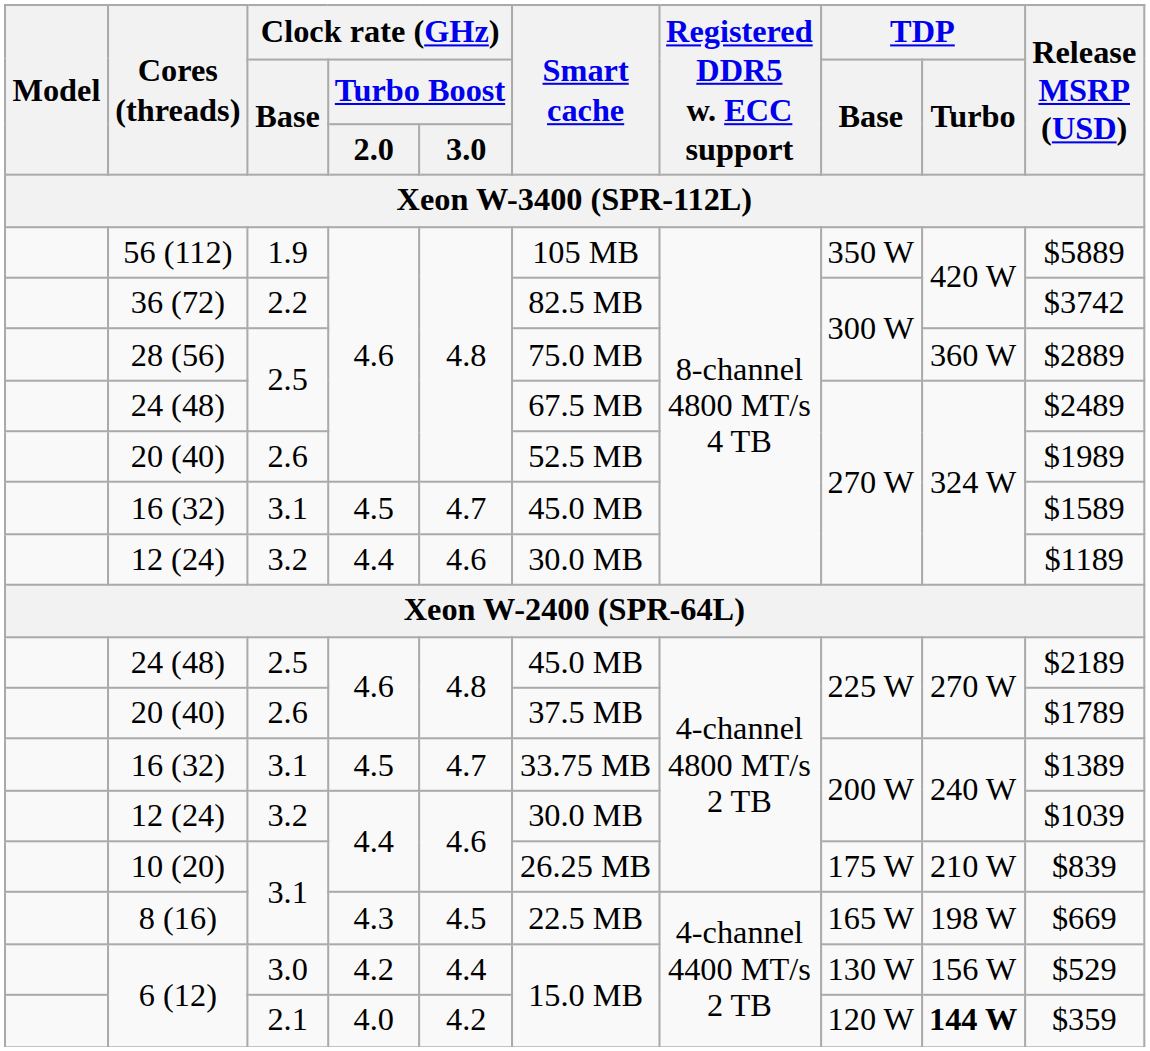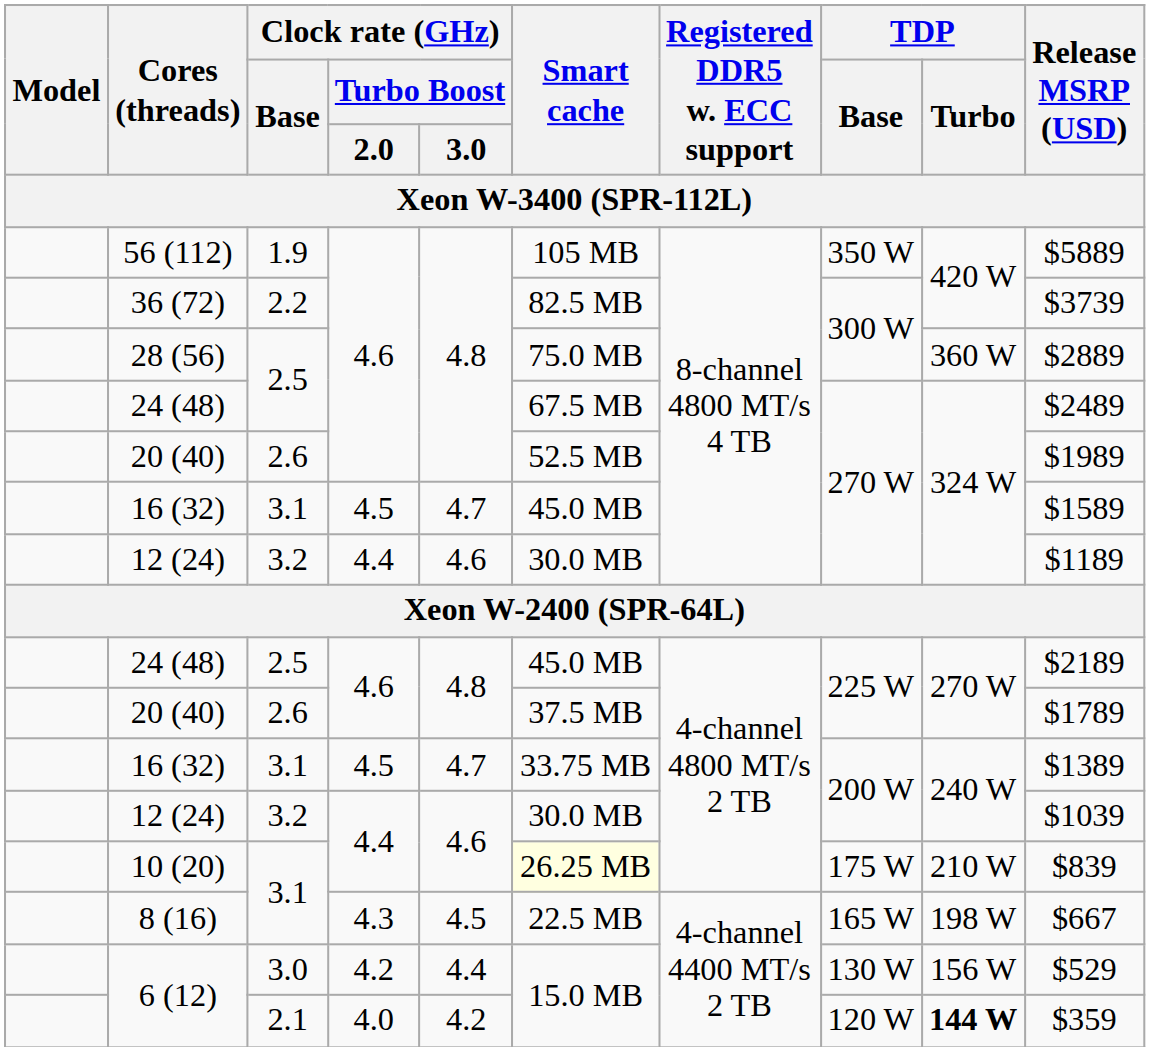(1084, 302) $3742 -> (1084, 302) $3739
(586, 866) no background -> (586, 866) lightyellow background
(1084, 917) $669 -> (1084, 917) $667
